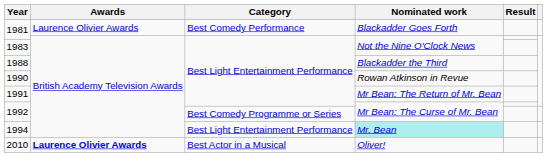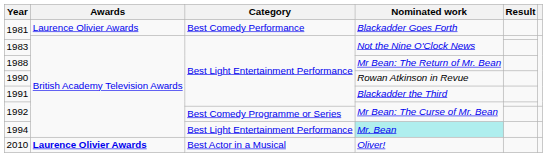(402, 63) Blackadder the Third -> (429, 63) Mr Bean: The Return of Mr. Bean
(429, 94) Mr Bean: The Return of Mr. Bean -> (402, 94) Blackadder the Third
